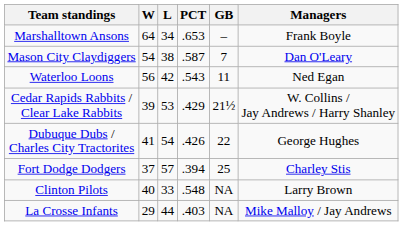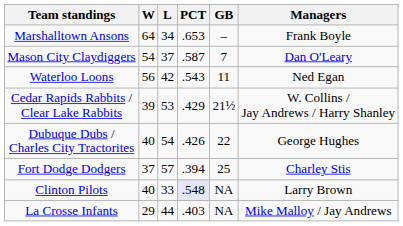(167, 56) 38 -> (167, 56) 37
(148, 141) 41 -> (148, 141) 40
(193, 190) no background -> (193, 190) lavender background
